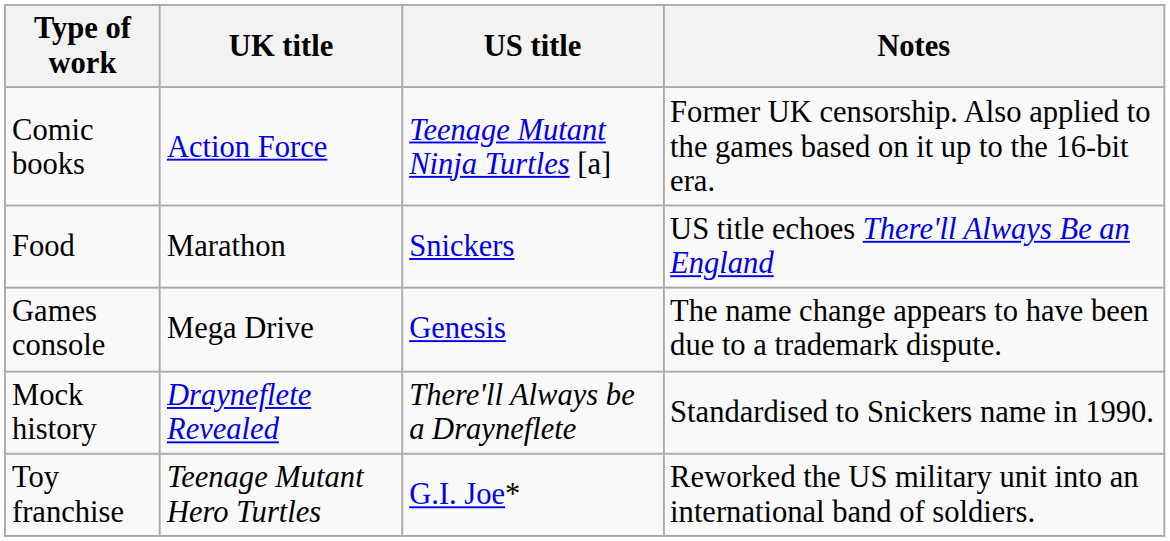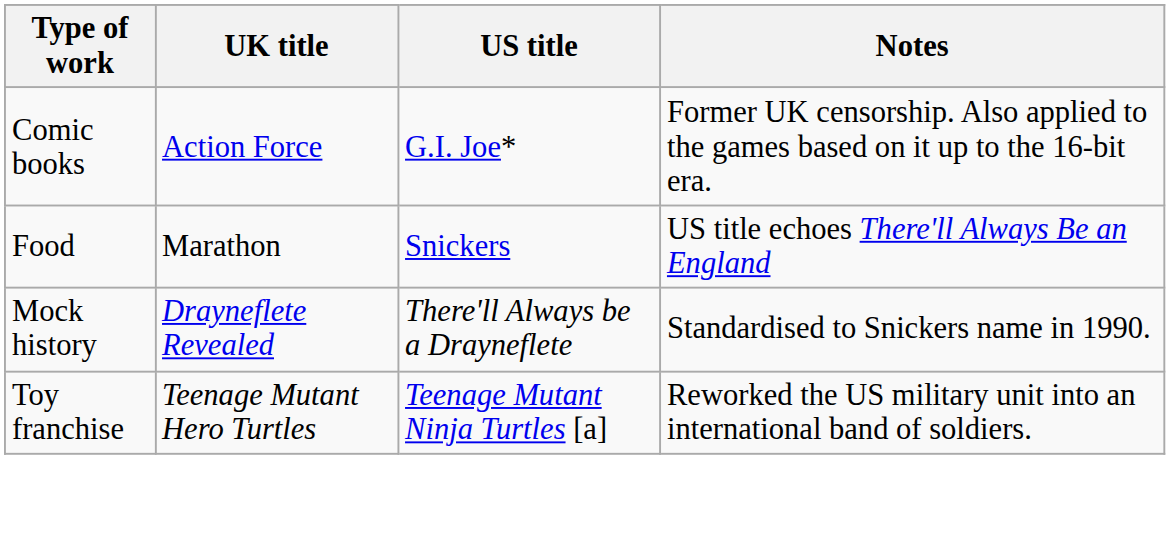(510, 145) Teenage Mutant Ninja Turtles [a] -> (461, 145) G.I. Joe*
- row: (59, 328)
(465, 494) G.I. Joe* -> (506, 411) Teenage Mutant Ninja Turtles [a]
